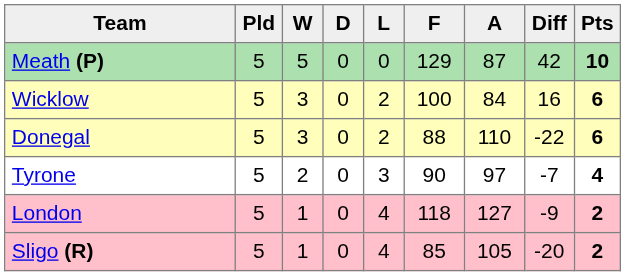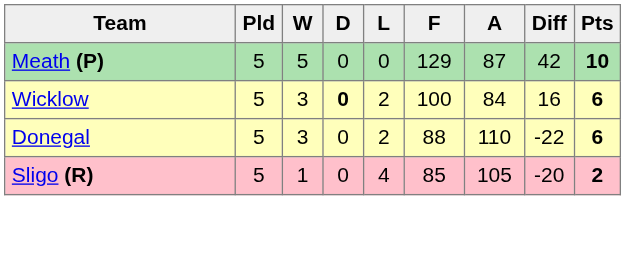(343, 99) normal -> (343, 99) bold
- row: (44, 175)
- row: (47, 213)
